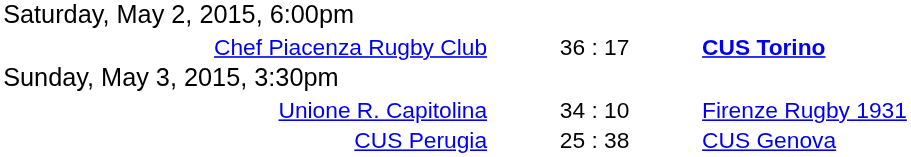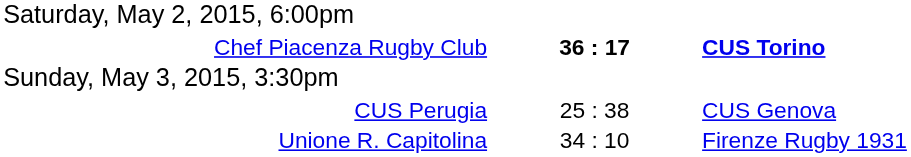(595, 47) normal -> (595, 47) bold
rows swapped: (421, 140) <-> (383, 110)
